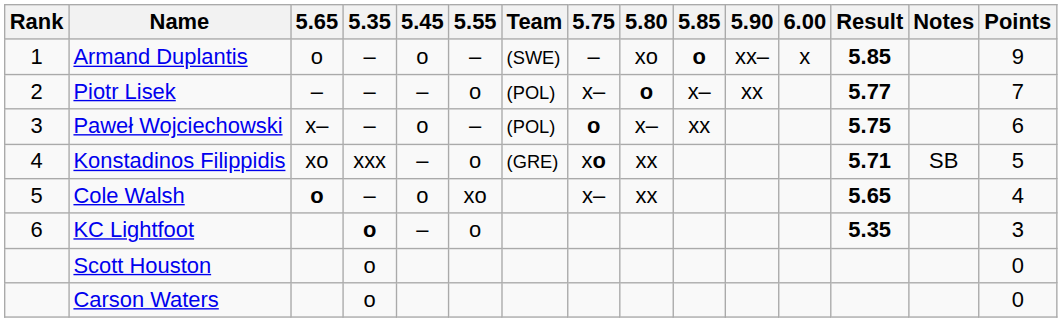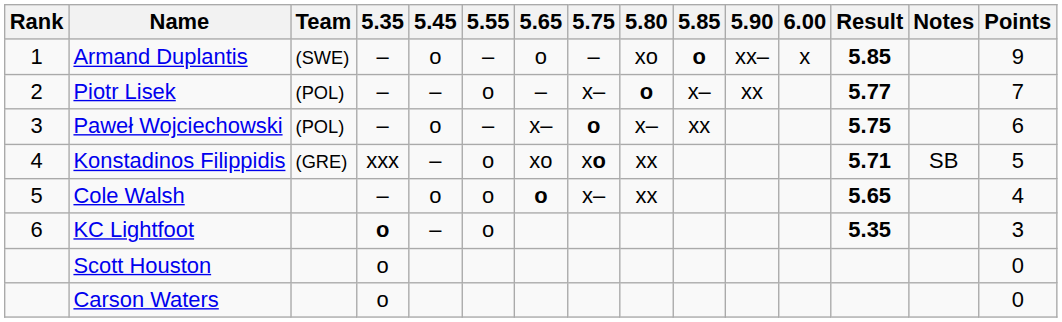columns swapped: (534, 21) <-> (317, 21)
(475, 195) xo -> (488, 195) o
